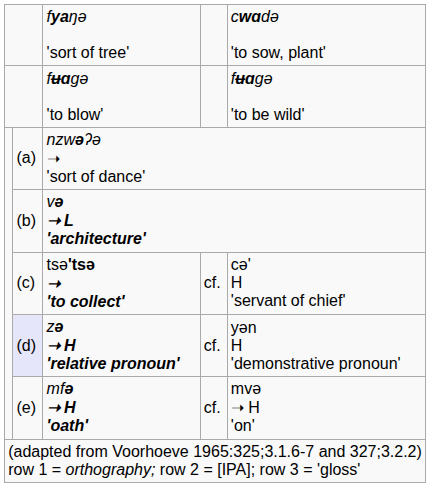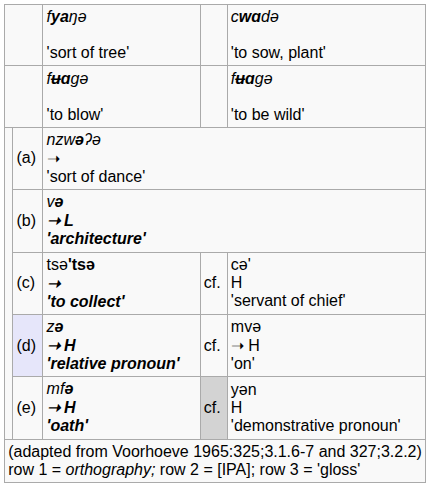(316, 345) yən H 'demonstrative pronoun' -> (246, 345) mvə ➝ H 'on'
(212, 407) no background -> (212, 407) lightgrey background
(246, 407) mvə ➝ H 'on' -> (316, 407) yən H 'demonstrative pronoun'
